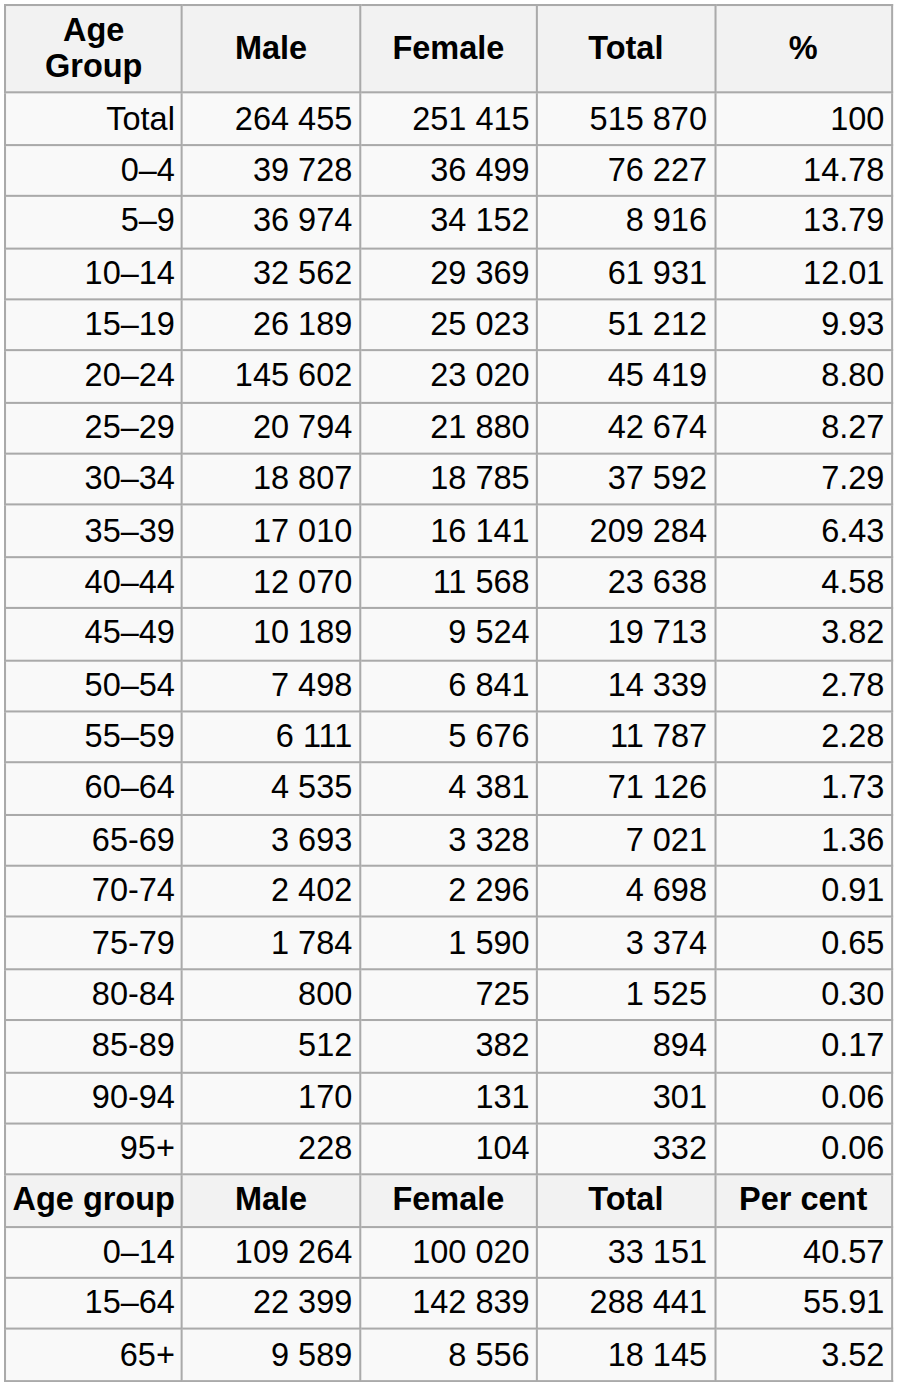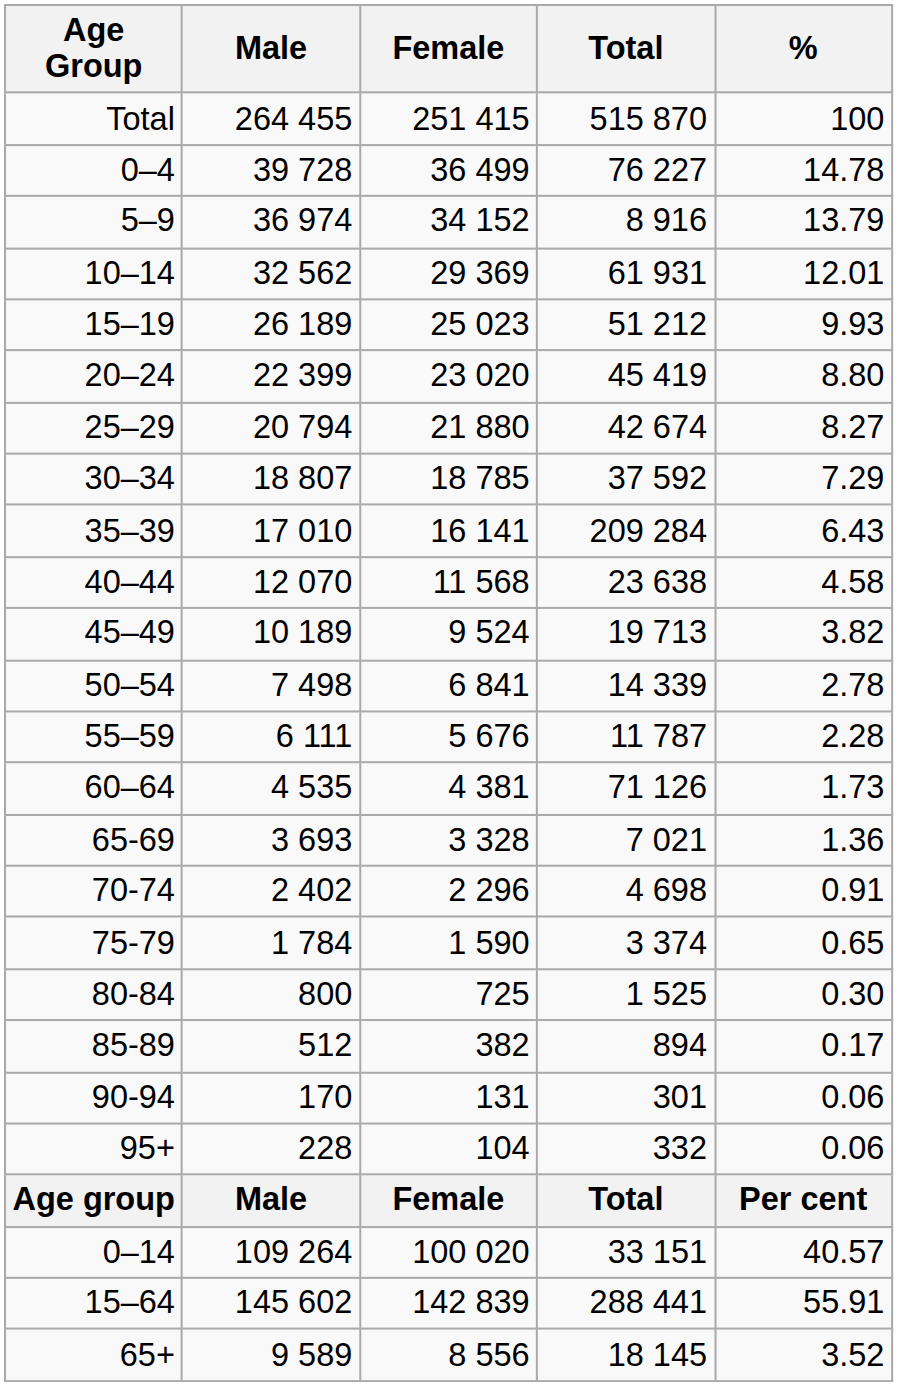(294, 375) 145 602 -> (303, 375) 22 399
(303, 1303) 22 399 -> (294, 1303) 145 602
